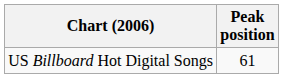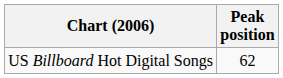(247, 60) 61 -> (247, 60) 62
